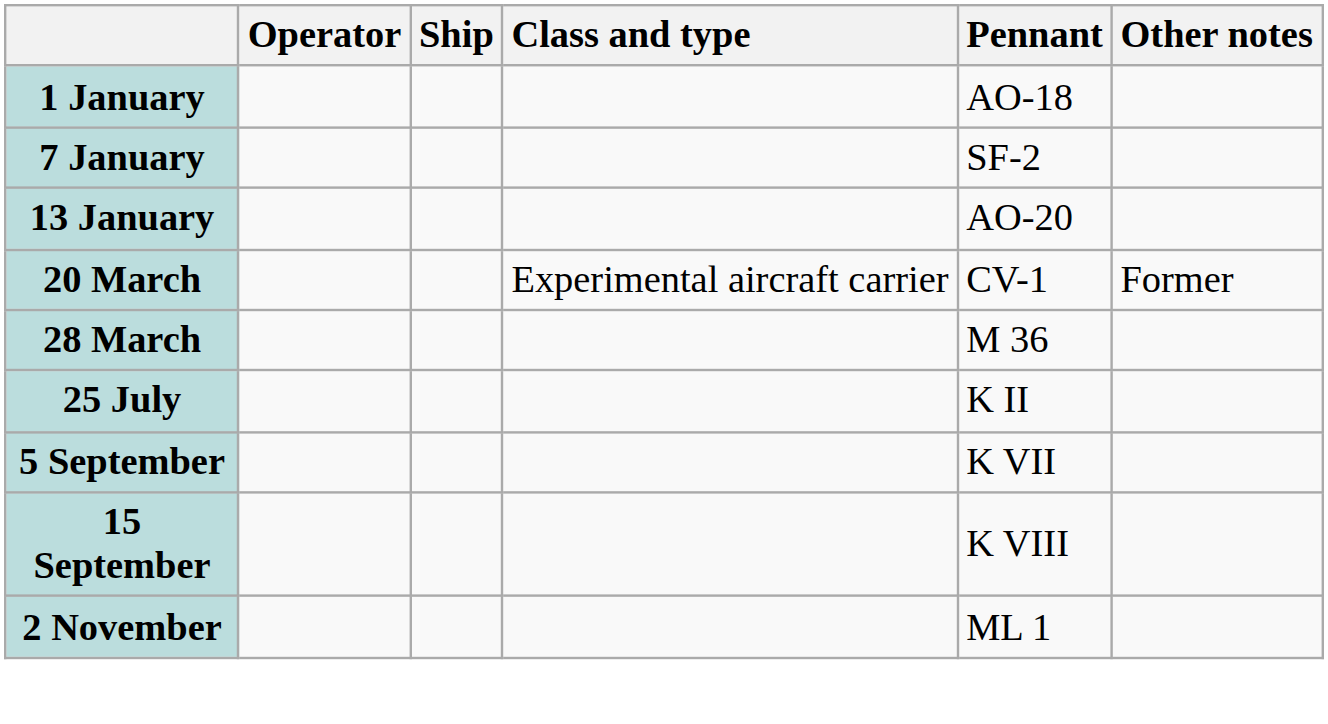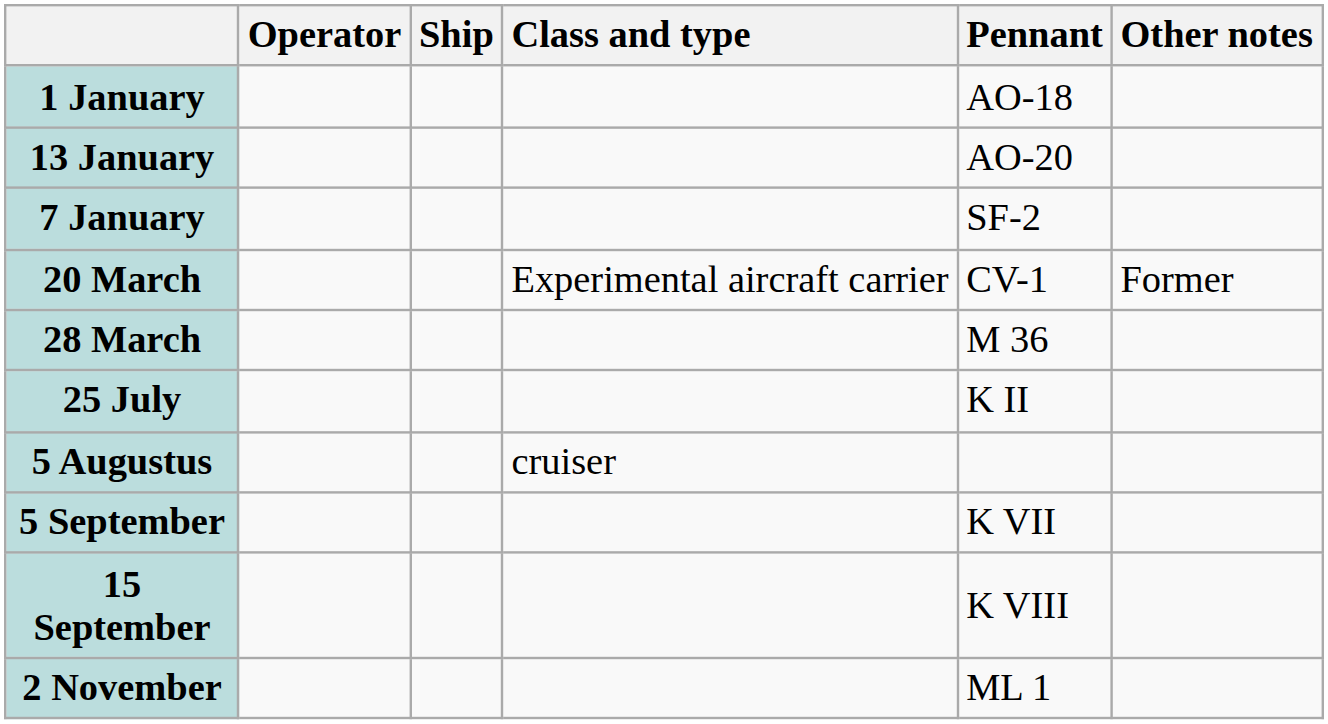rows swapped: (122, 156) <-> (122, 217)
+ row: (122, 461)
